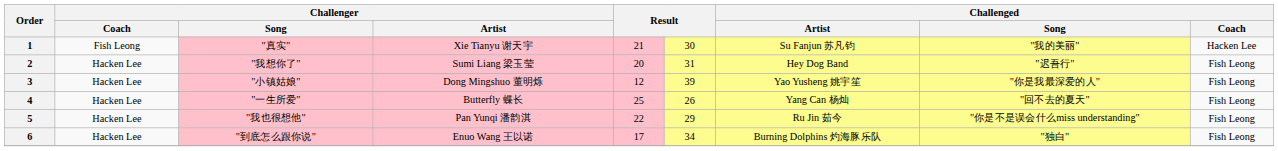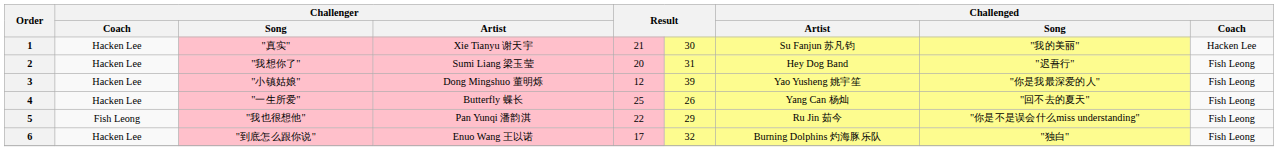(117, 46) Fish Leong -> (117, 46) Hacken Lee
(117, 118) Hacken Lee -> (117, 118) Fish Leong
(690, 136) 34 -> (690, 136) 32
